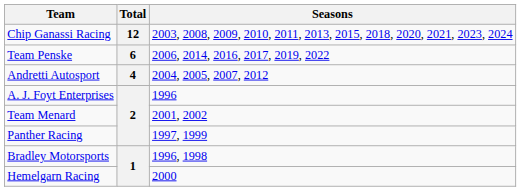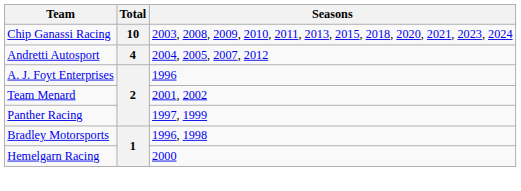(133, 34) 12 -> (133, 34) 10
- row: (40, 54)
